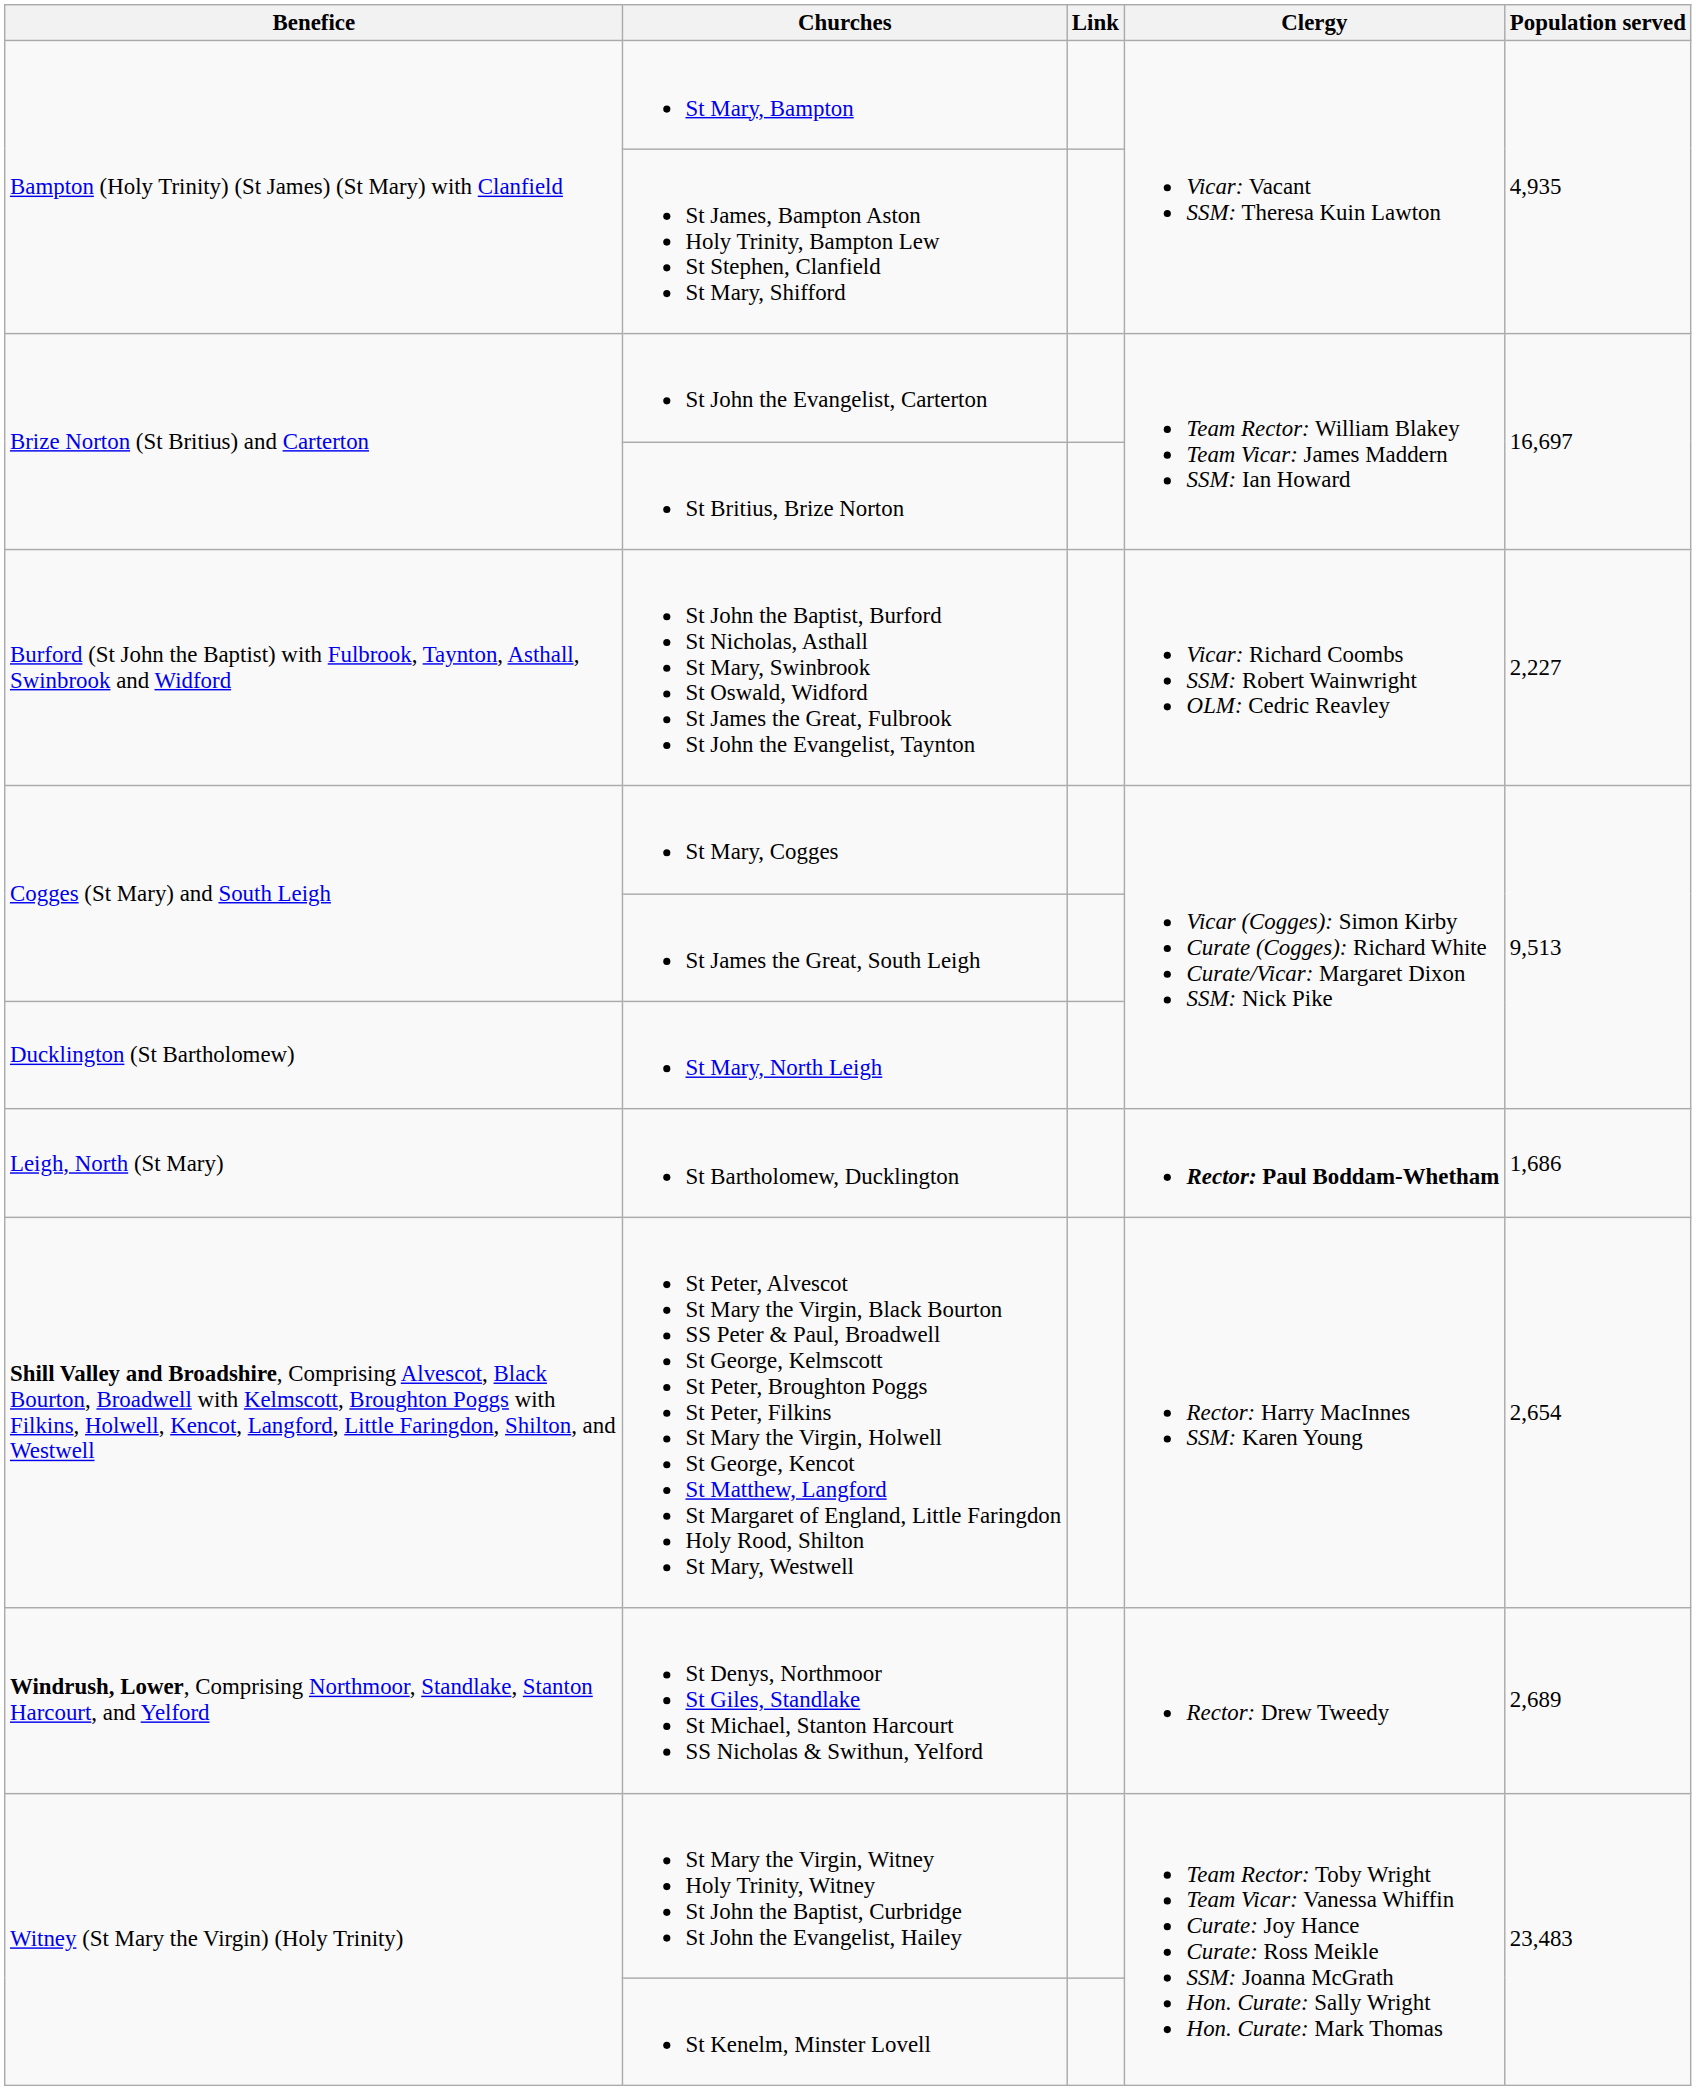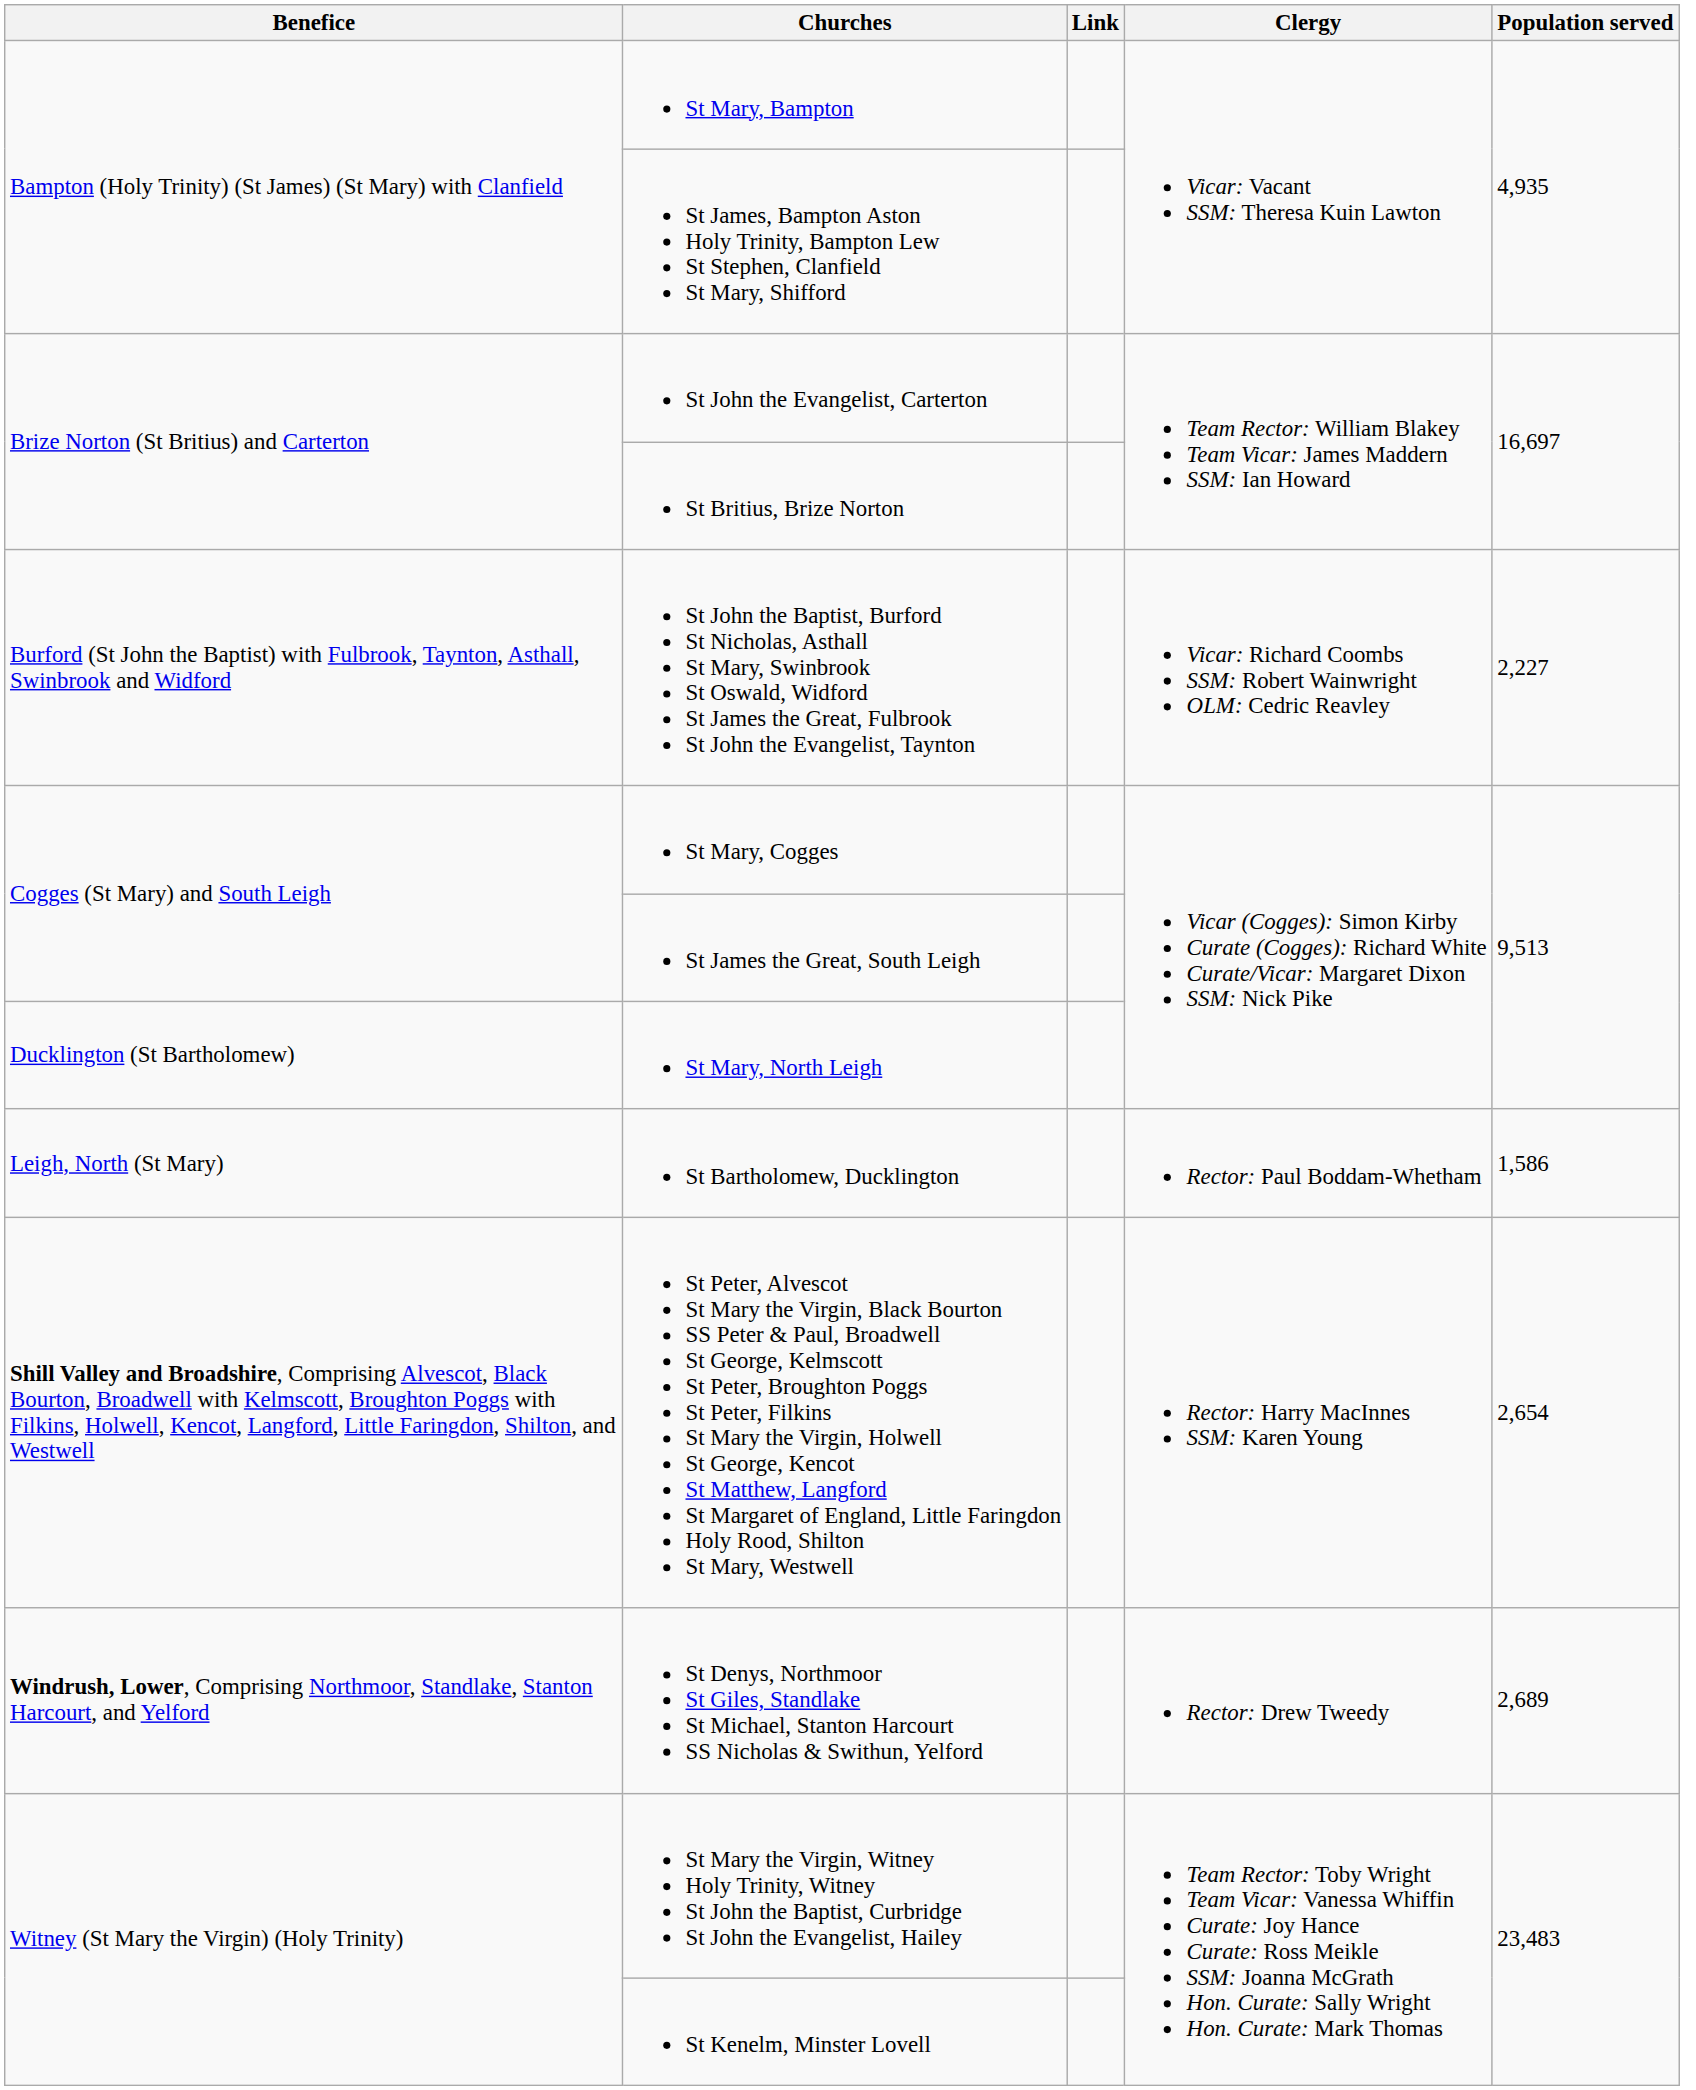(1314, 1176) bold -> (1308, 1176) normal
(1536, 1162) 1,686 -> (1523, 1162) 1,586
